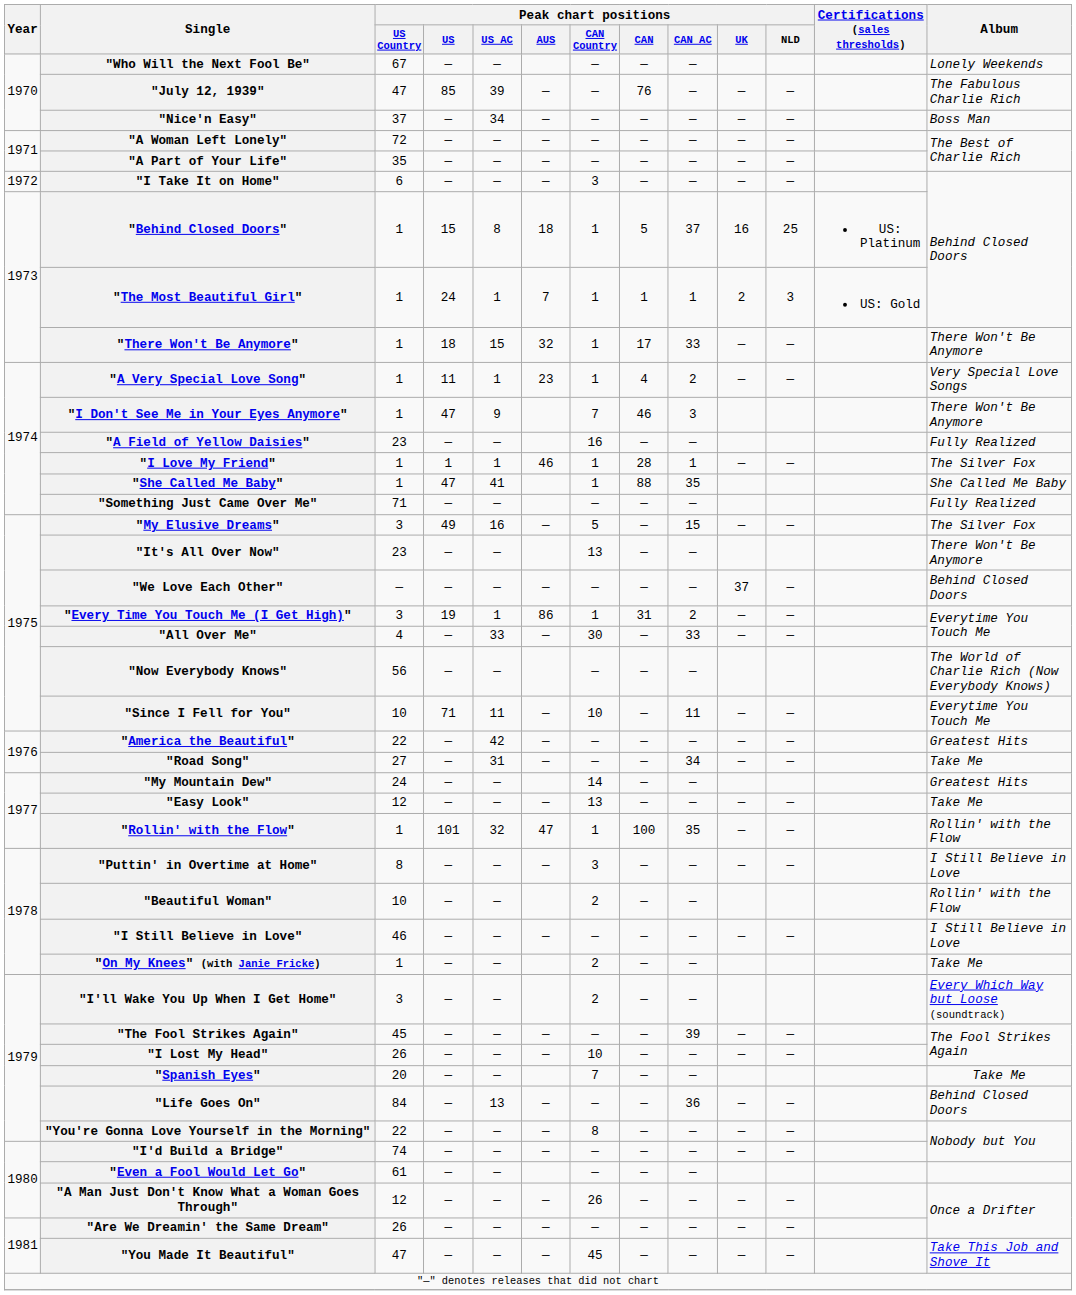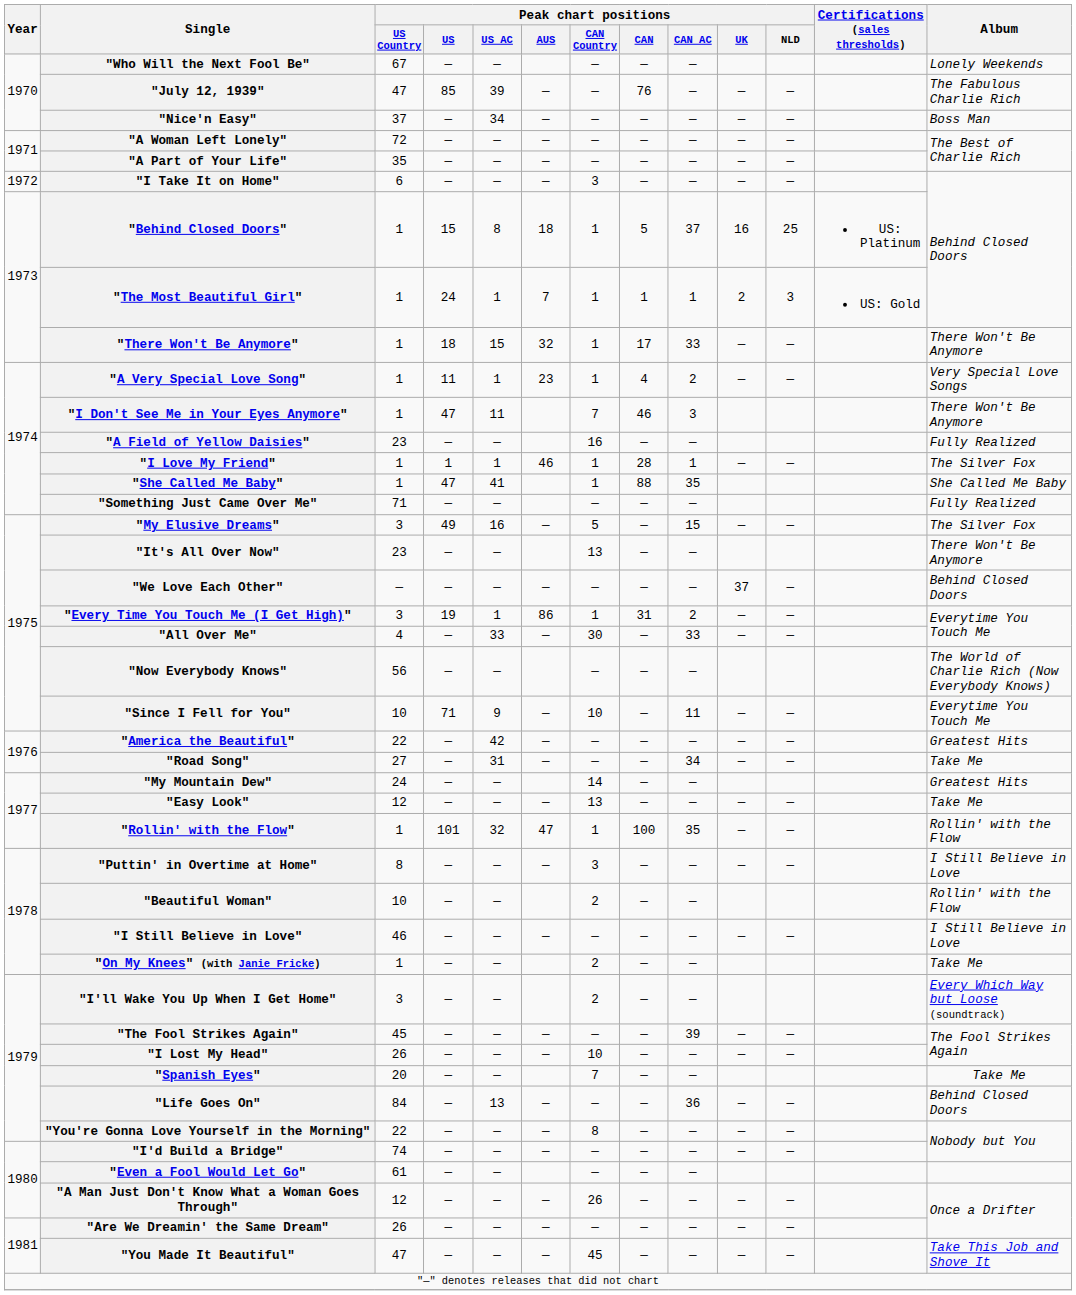(497, 415) 9 -> (497, 415) 11
(497, 714) 11 -> (497, 714) 9
